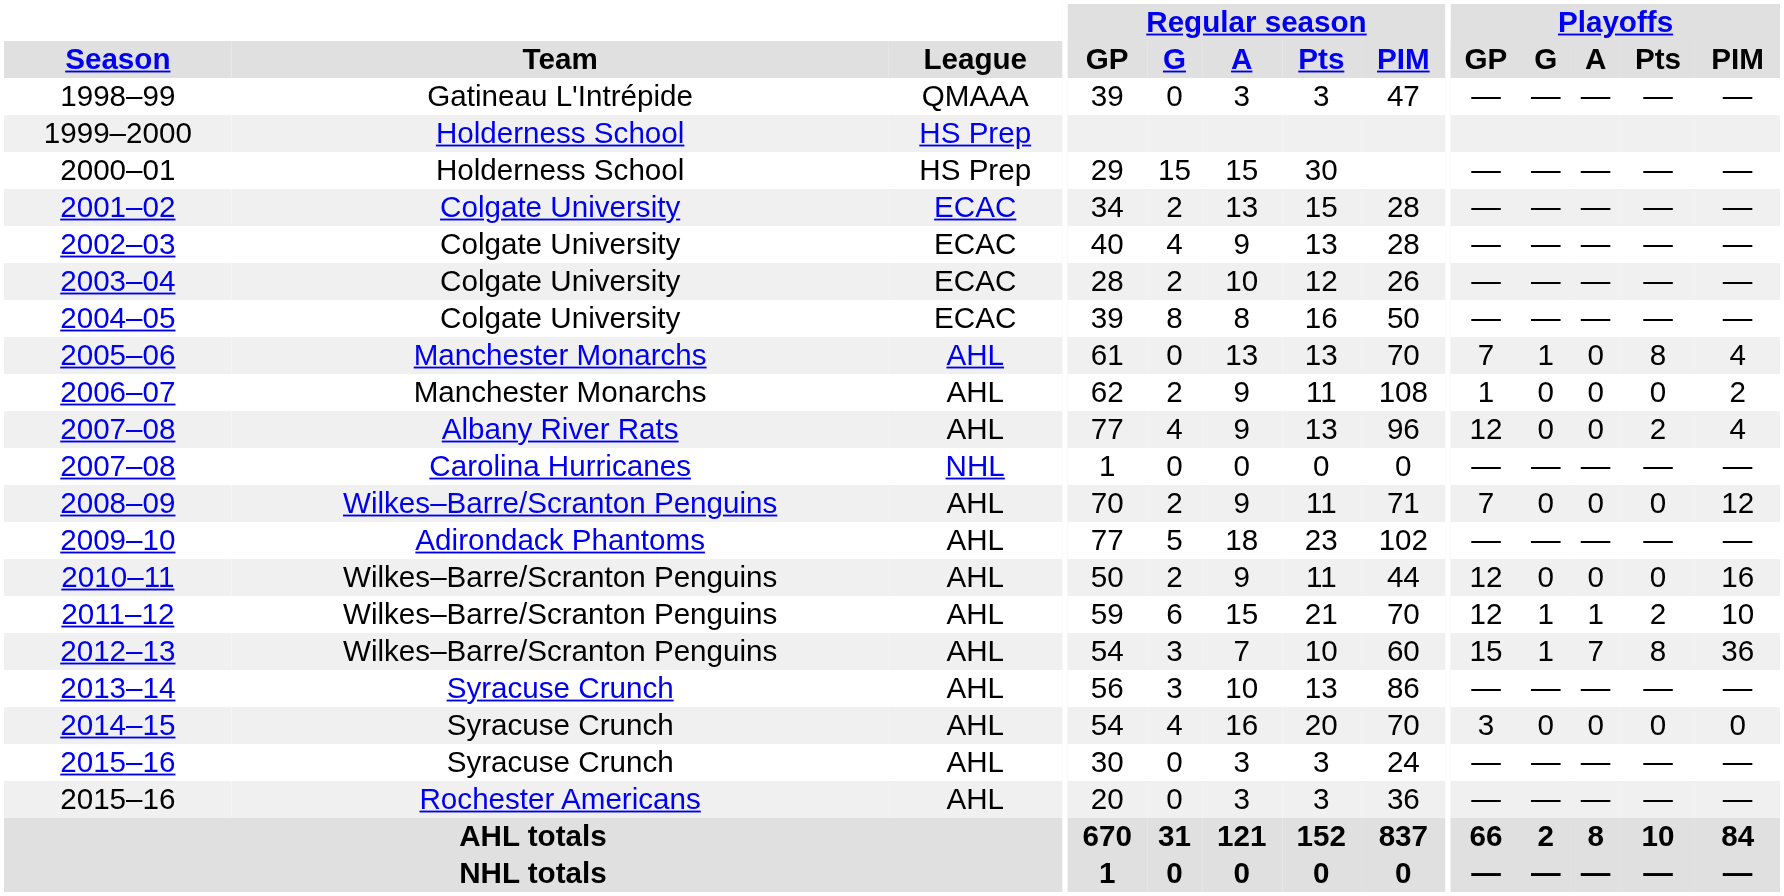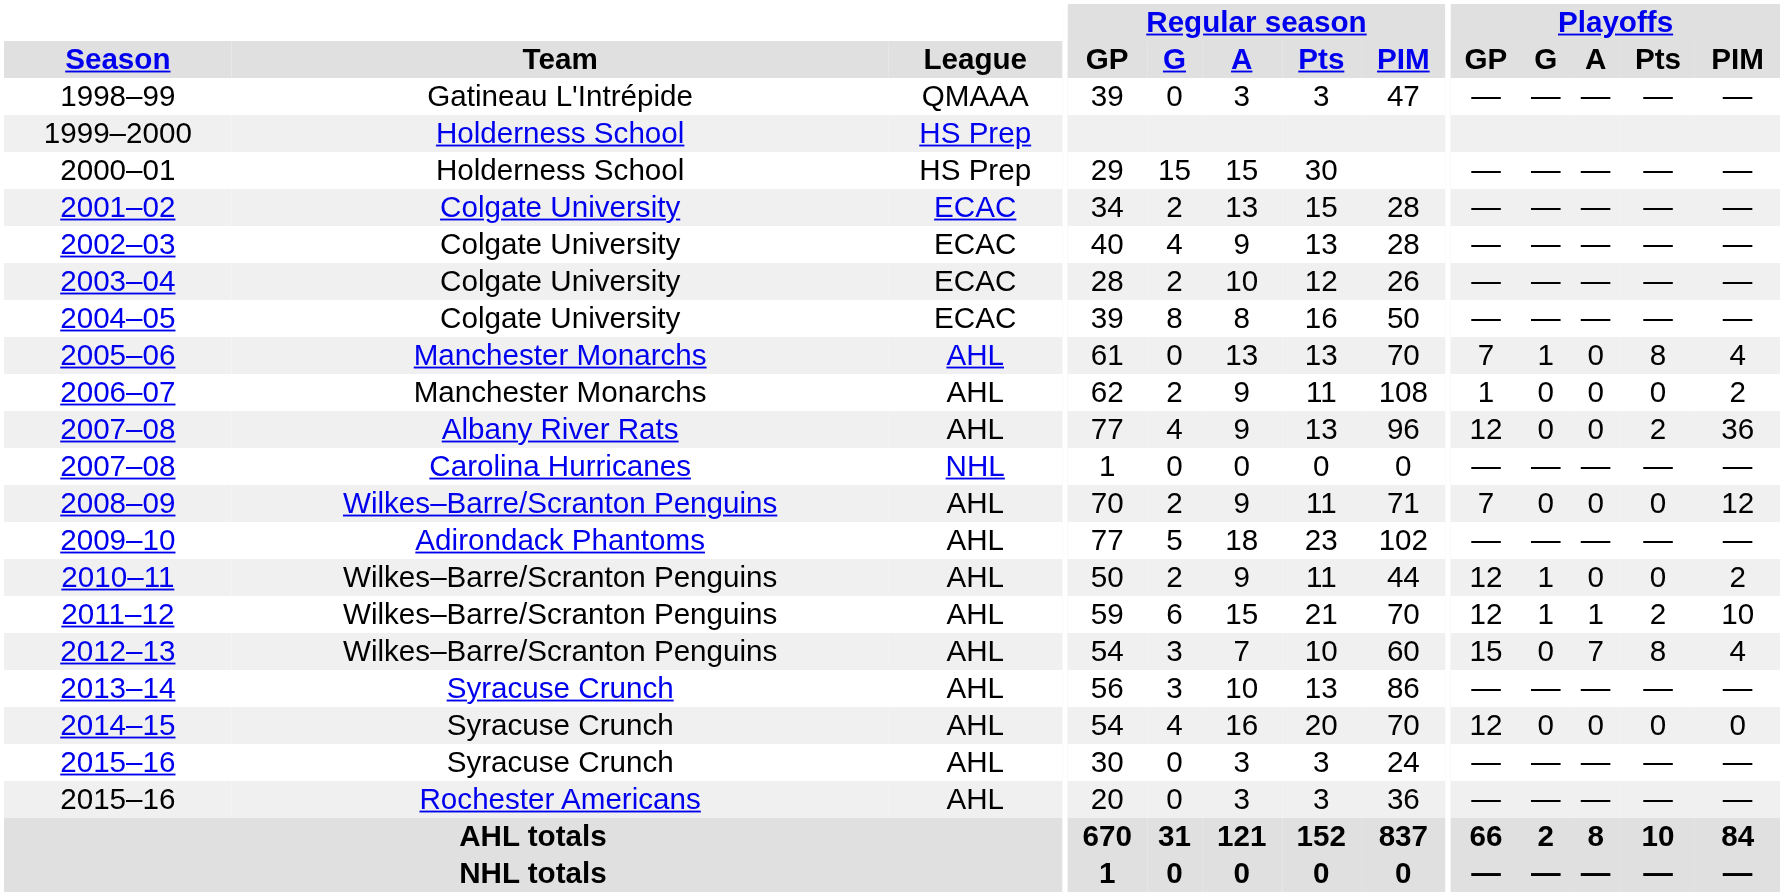(1738, 429) 4 -> (1738, 429) 36
(1546, 577) 0 -> (1546, 577) 1
(1738, 577) 16 -> (1738, 577) 2
(1546, 651) 1 -> (1546, 651) 0
(1738, 651) 36 -> (1738, 651) 4
(1486, 725) 3 -> (1486, 725) 12
